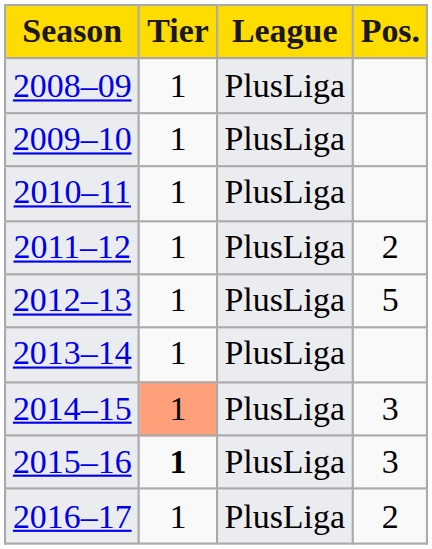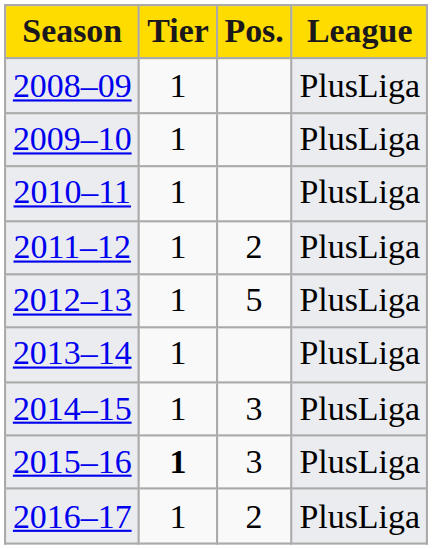columns swapped: (285, 31) <-> (390, 31)
(178, 407) lightsalmon background -> (178, 407) no background
